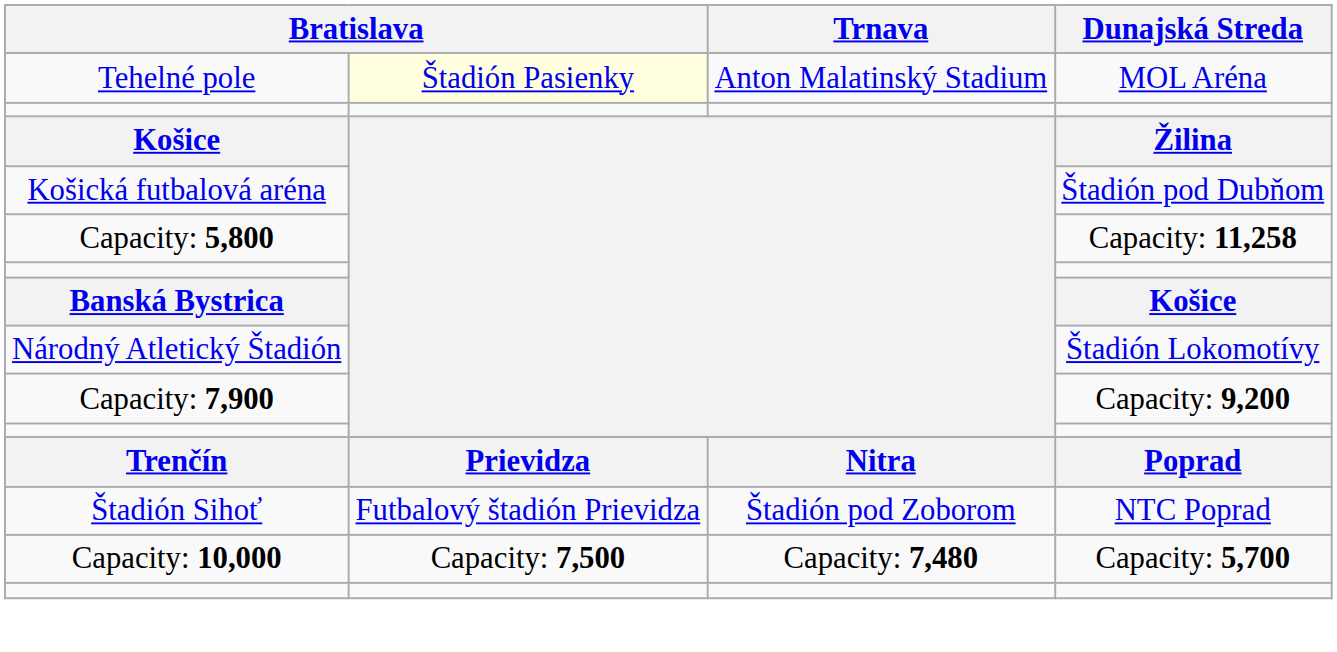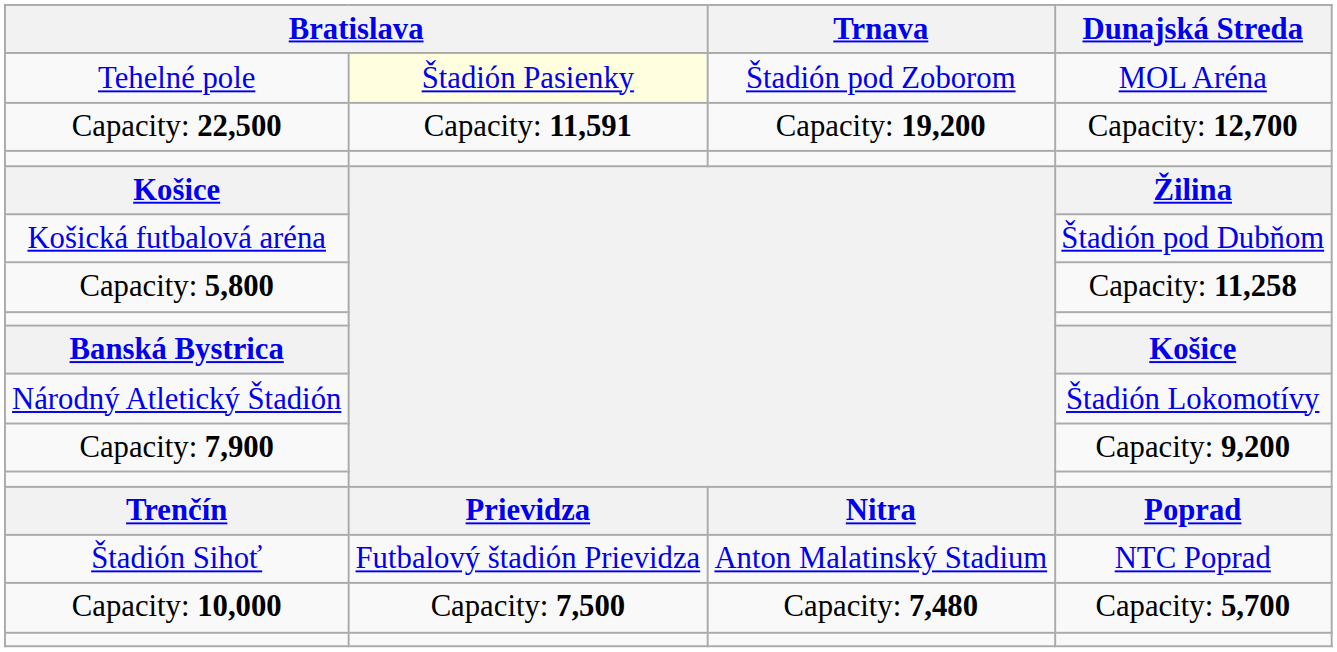(881, 77) Anton Malatinský Stadium -> (881, 77) Štadión pod Zoborom
+ row: (177, 126)
(881, 509) Štadión pod Zoborom -> (881, 558) Anton Malatinský Stadium
